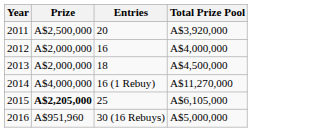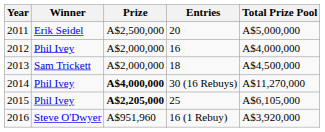+ column: (68, 13)
(199, 30) A$3,920,000 -> (271, 30) A$5,000,000
(63, 83) normal -> (135, 83) bold
(126, 83) 16 (1 Rebuy) -> (203, 83) 30 (16 Rebuys)
(131, 118) 30 (16 Rebuys) -> (198, 118) 16 (1 Rebuy)
(199, 118) A$5,000,000 -> (271, 118) A$3,920,000
